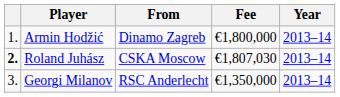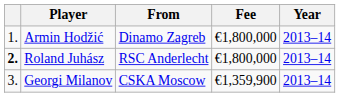(162, 59) CSKA Moscow -> (164, 59) RSC Anderlecht
(246, 59) €1,807,030 -> (246, 59) €1,800,000
(164, 80) RSC Anderlecht -> (162, 80) CSKA Moscow
(246, 80) €1,350,000 -> (246, 80) €1,359,900
